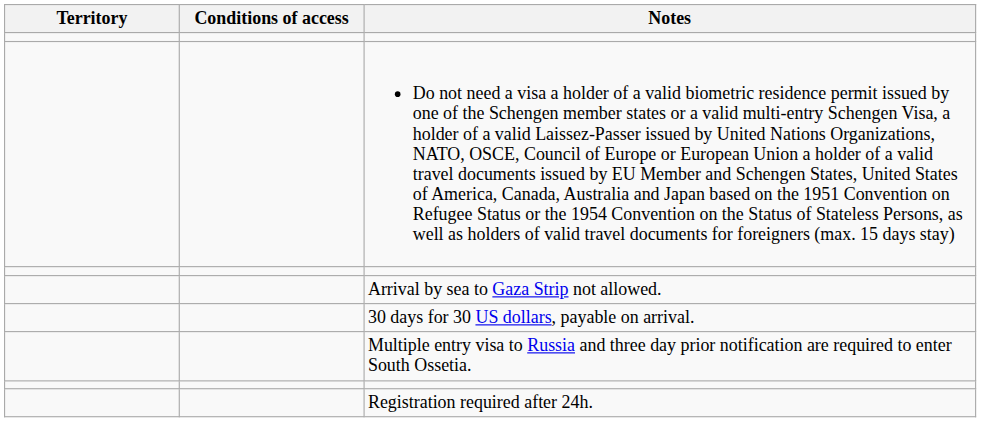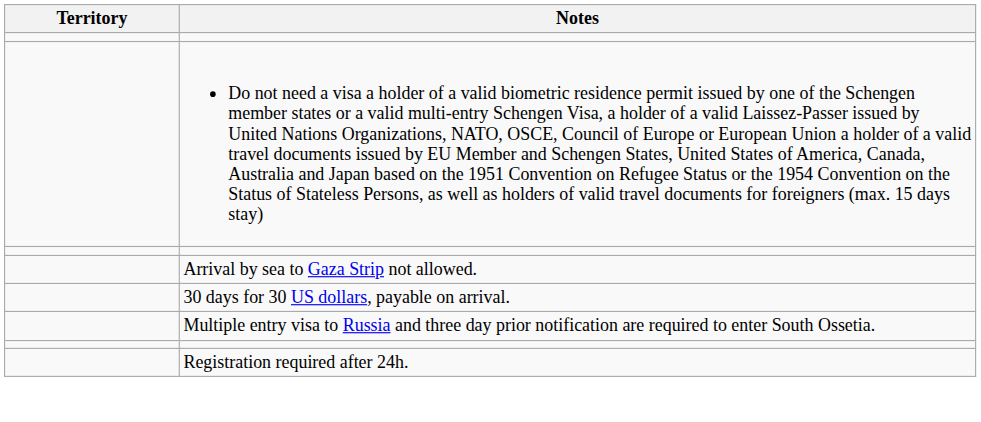- column: (272, 18)
